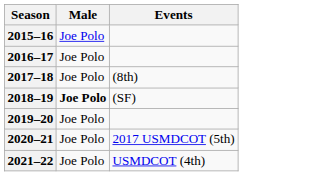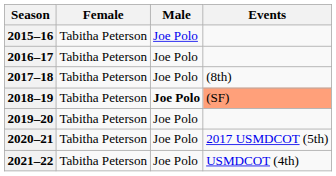+ column: (103, 14)
(124, 98) no background -> (218, 98) lightsalmon background
